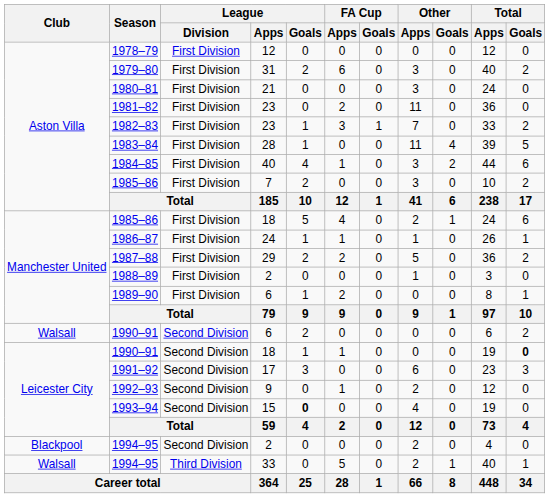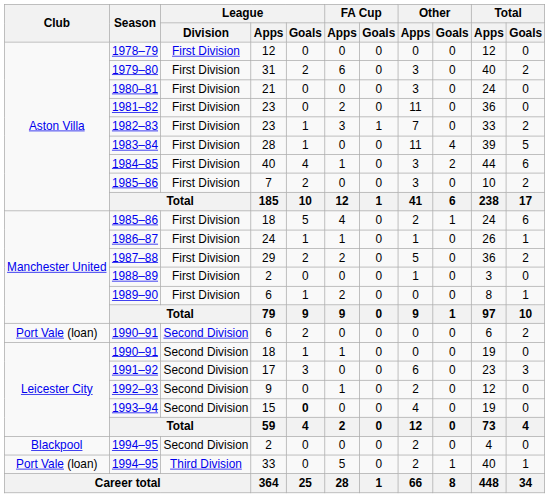(57, 333) Walsall -> (57, 333) Port Vale (loan)
(526, 351) bold -> (526, 351) normal
(57, 464) Walsall -> (57, 464) Port Vale (loan)
